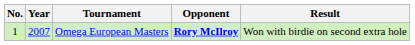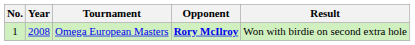(39, 31) 2007 -> (39, 31) 2008
